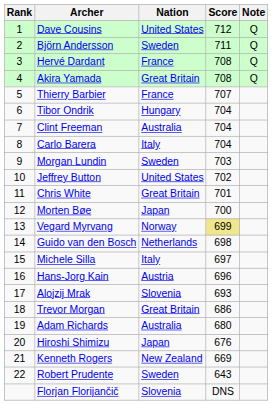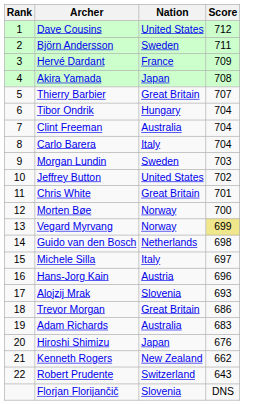- column: (254, 12)
(223, 62) 708 -> (223, 62) 709
(170, 78) Great Britain -> (155, 78) Japan
(157, 95) France -> (170, 95) Great Britain
(155, 210) Japan -> (159, 210) Norway
(223, 326) 680 -> (223, 326) 683
(223, 359) 669 -> (223, 359) 662
(160, 375) Sweden -> (168, 375) Switzerland
